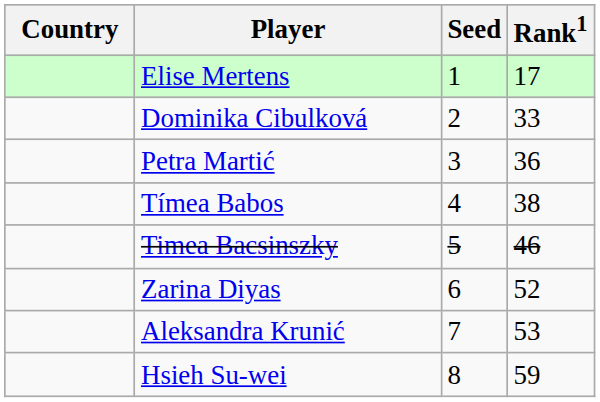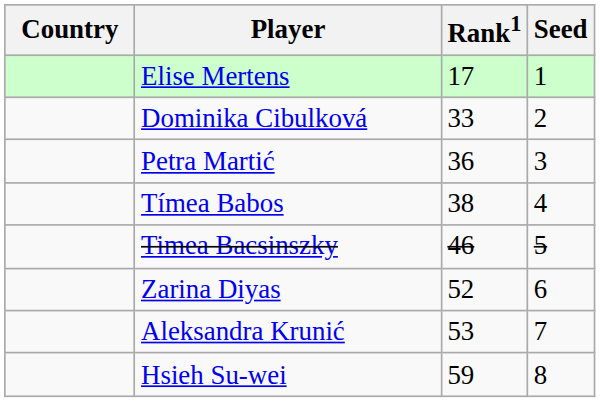columns swapped: (551, 29) <-> (474, 29)
